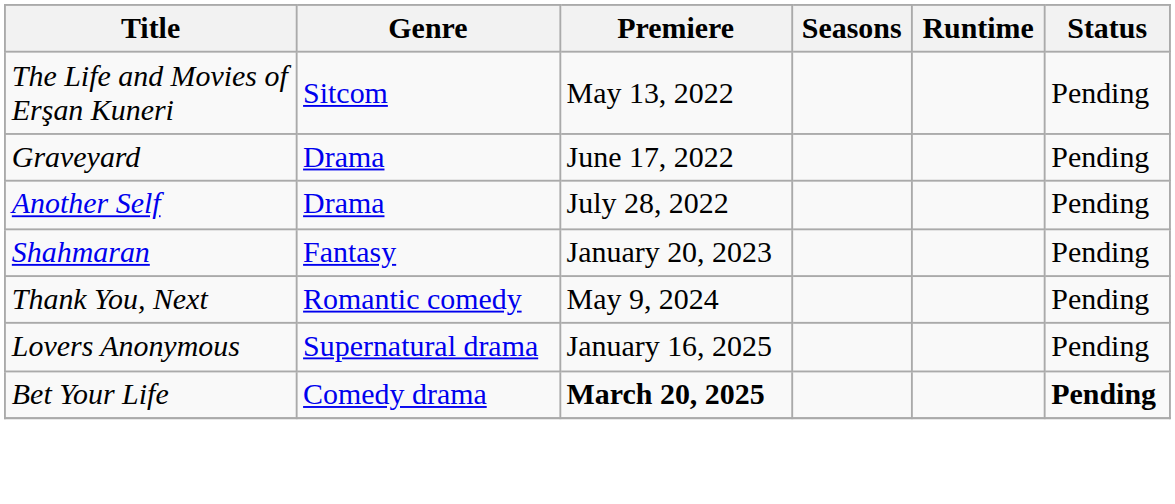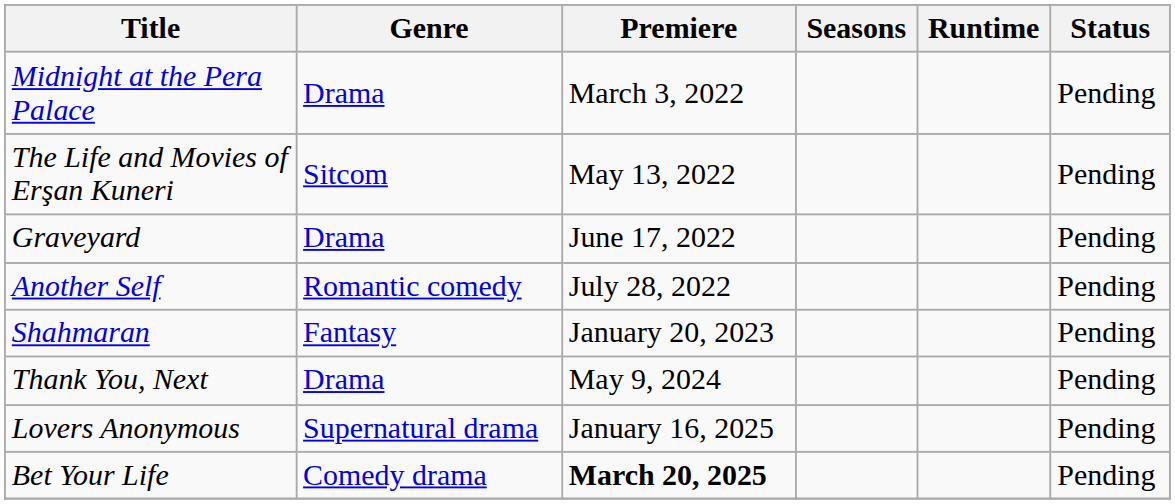+ row: (137, 92)
(344, 204) Drama -> (412, 285) Romantic comedy
(412, 299) Romantic comedy -> (344, 380) Drama
(1104, 394) bold -> (1106, 475) normal
